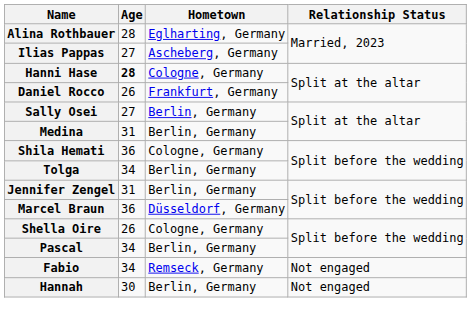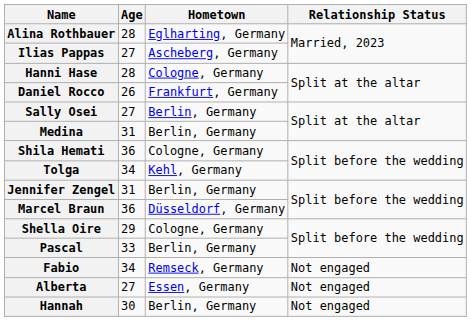(128, 73) bold -> (128, 73) normal
(202, 170) Berlin, Germany -> (195, 170) Kehl, Germany
(128, 229) 26 -> (128, 229) 29
(128, 248) 34 -> (128, 248) 33
+ row: (61, 287)
